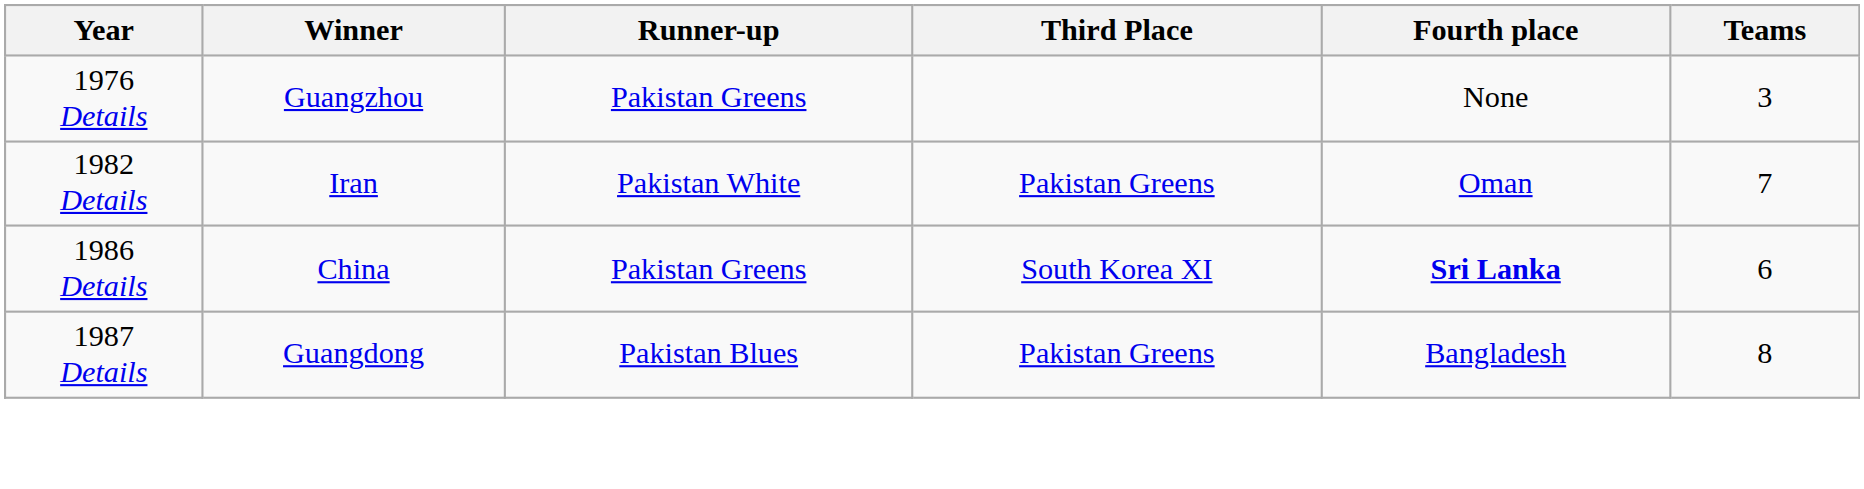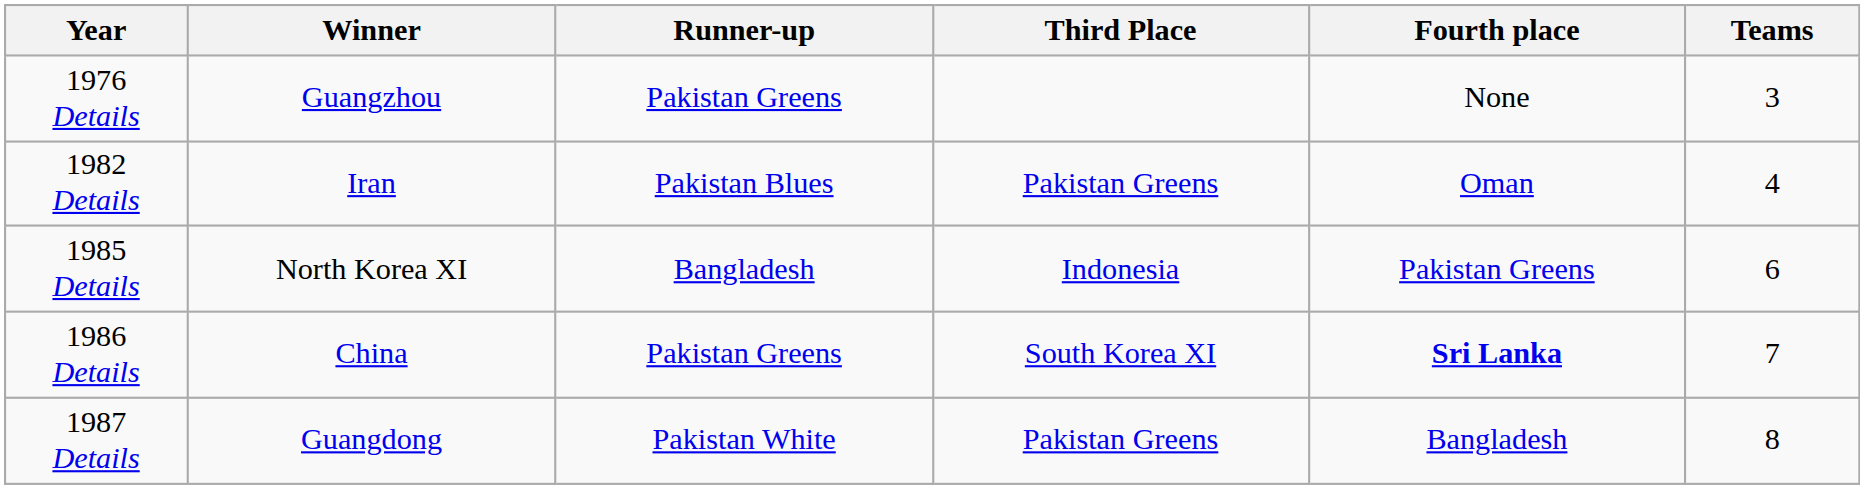(709, 183) Pakistan White -> (744, 183) Pakistan Blues
(1765, 183) 7 -> (1772, 183) 4
+ row: (96, 268)
(1765, 268) 6 -> (1772, 354) 7
(709, 354) Pakistan Blues -> (744, 439) Pakistan White
